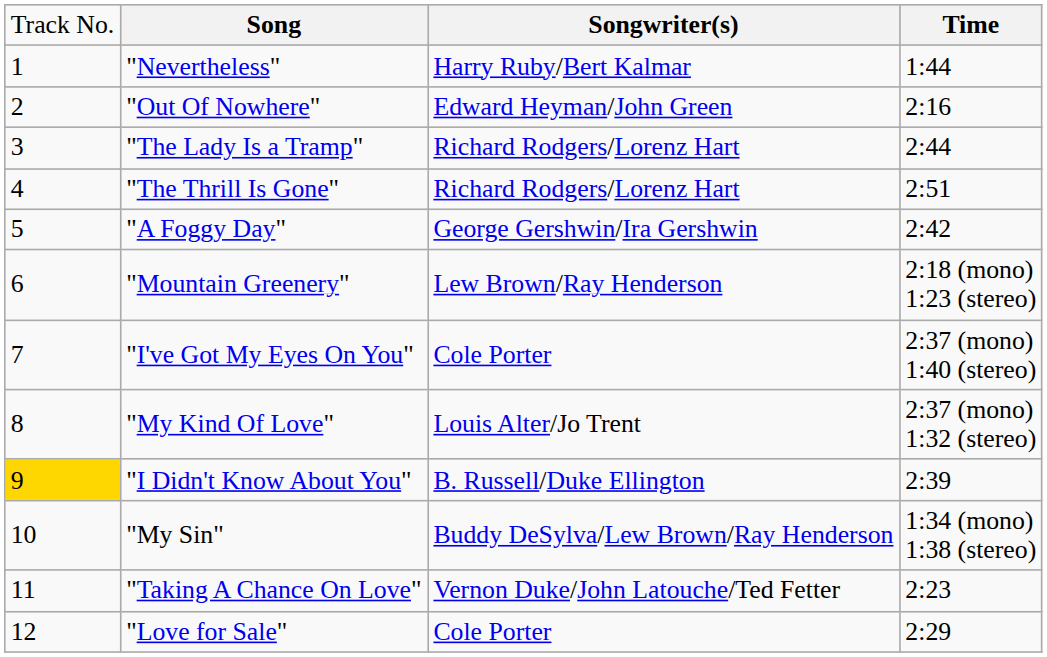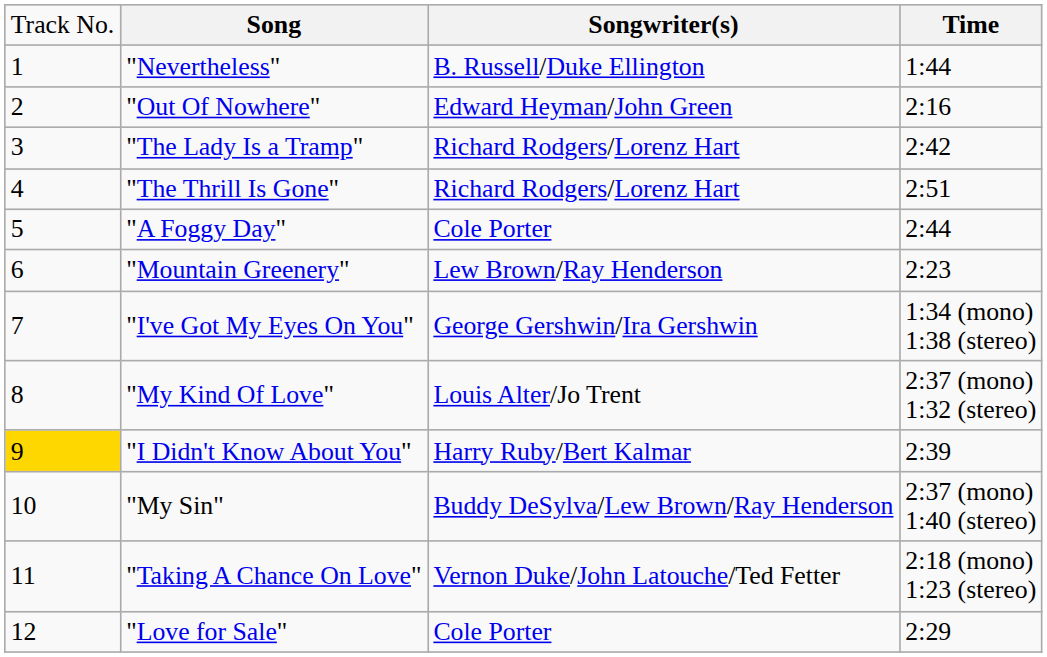(562, 65) Harry Ruby/Bert Kalmar -> (569, 65) B. Russell/Duke Ellington
(928, 147) 2:44 -> (928, 147) 2:42
(596, 229) George Gershwin/Ira Gershwin -> (492, 229) Cole Porter
(928, 229) 2:42 -> (928, 229) 2:44
(971, 284) 2:18 (mono) 1:23 (stereo) -> (928, 270) 2:23
(492, 354) Cole Porter -> (596, 325) George Gershwin/Ira Gershwin
(971, 354) 2:37 (mono) 1:40 (stereo) -> (971, 325) 1:34 (mono) 1:38 (stereo)
(569, 479) B. Russell/Duke Ellington -> (562, 450) Harry Ruby/Bert Kalmar
(971, 534) 1:34 (mono) 1:38 (stereo) -> (971, 505) 2:37 (mono) 1:40 (stereo)
(928, 590) 2:23 -> (971, 575) 2:18 (mono) 1:23 (stereo)
